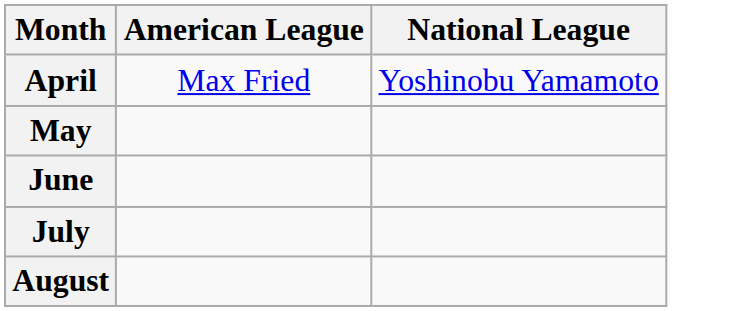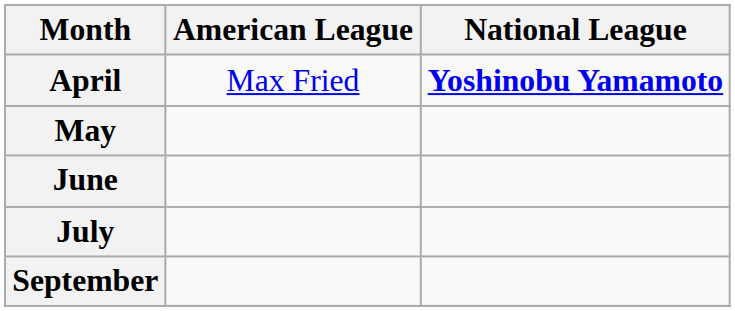(519, 79) normal -> (575, 79) bold
- row: (61, 280)
+ row: (85, 280)
